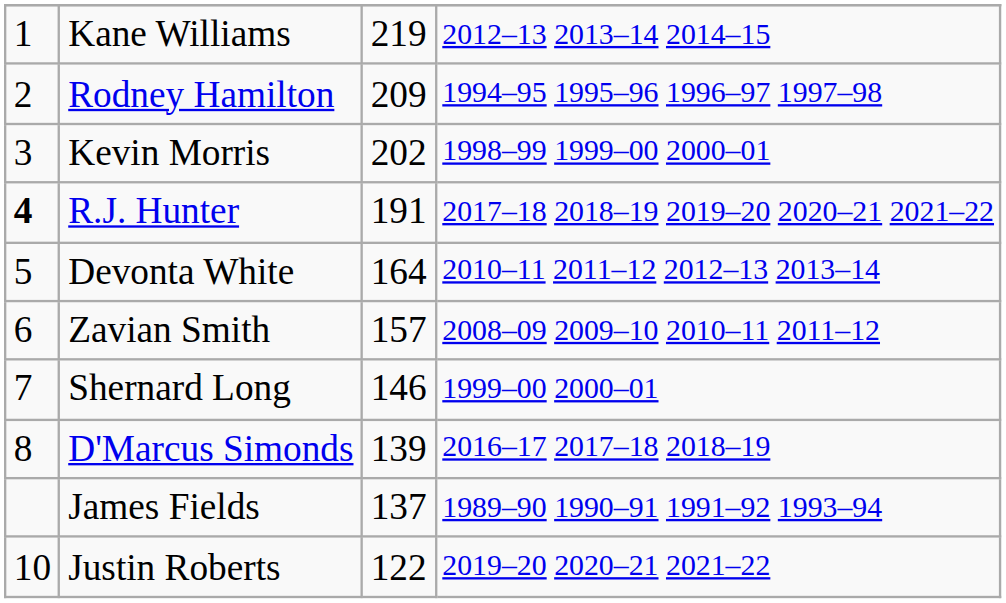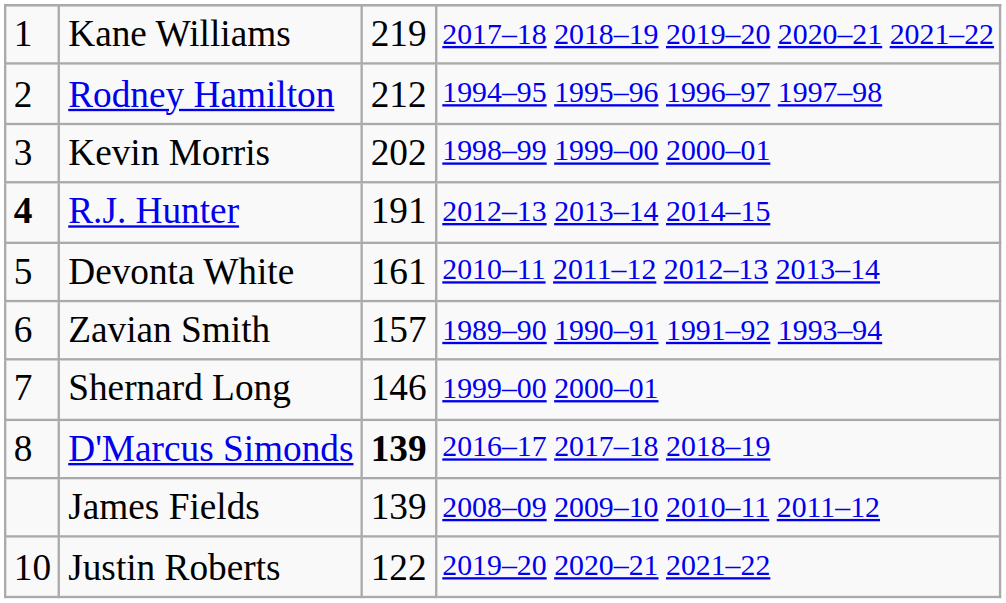(606, 34) 2012–13 2013–14 2014–15 -> (718, 34) 2017–18 2018–19 2019–20 2020–21 2021–22
(399, 93) 209 -> (399, 93) 212
(718, 211) 2017–18 2018–19 2019–20 2020–21 2021–22 -> (606, 211) 2012–13 2013–14 2014–15
(399, 270) 164 -> (399, 270) 161
(661, 329) 2008–09 2009–10 2010–11 2011–12 -> (662, 329) 1989–90 1990–91 1991–92 1993–94
(399, 447) normal -> (399, 447) bold
(399, 507) 137 -> (399, 507) 139
(662, 507) 1989–90 1990–91 1991–92 1993–94 -> (661, 507) 2008–09 2009–10 2010–11 2011–12
